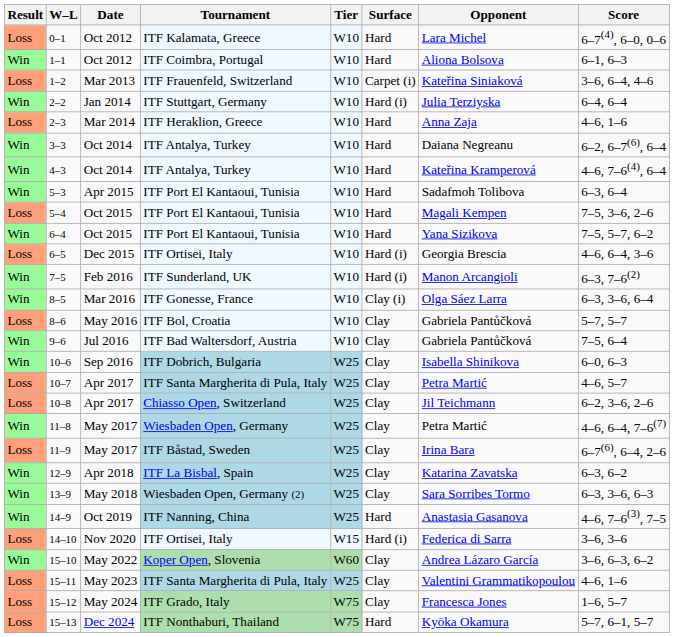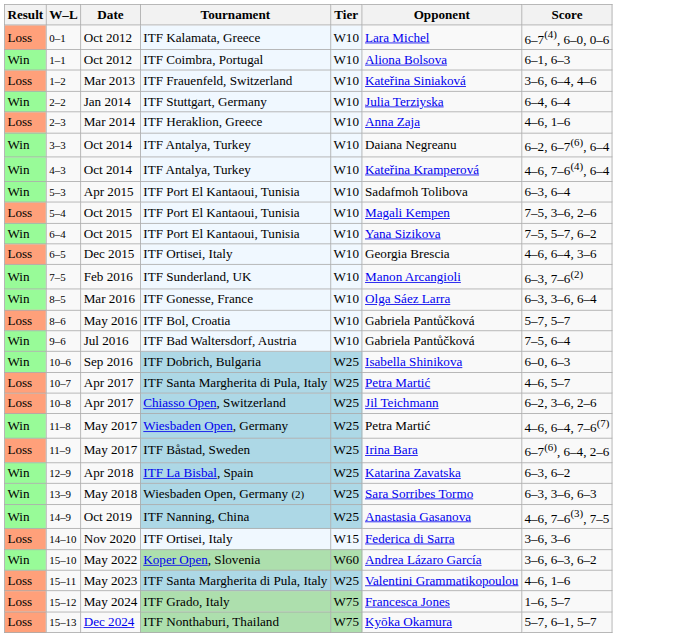- column: (390, 14)
